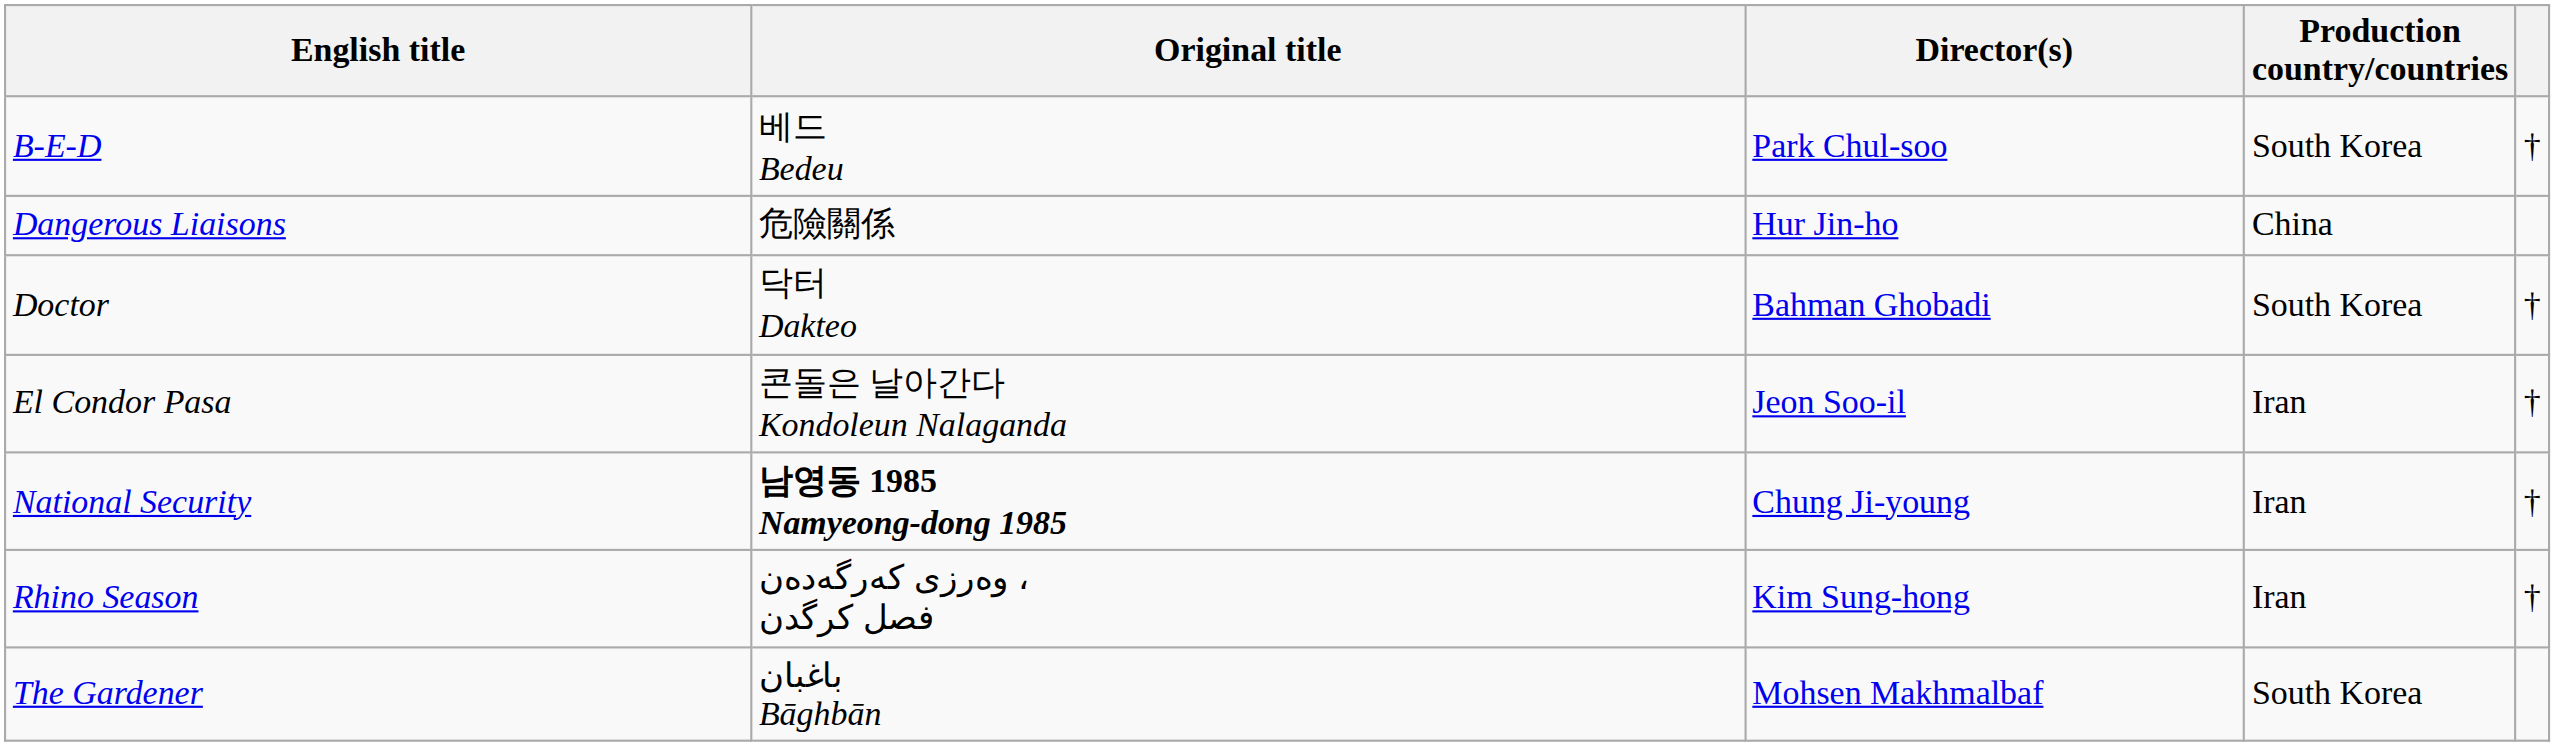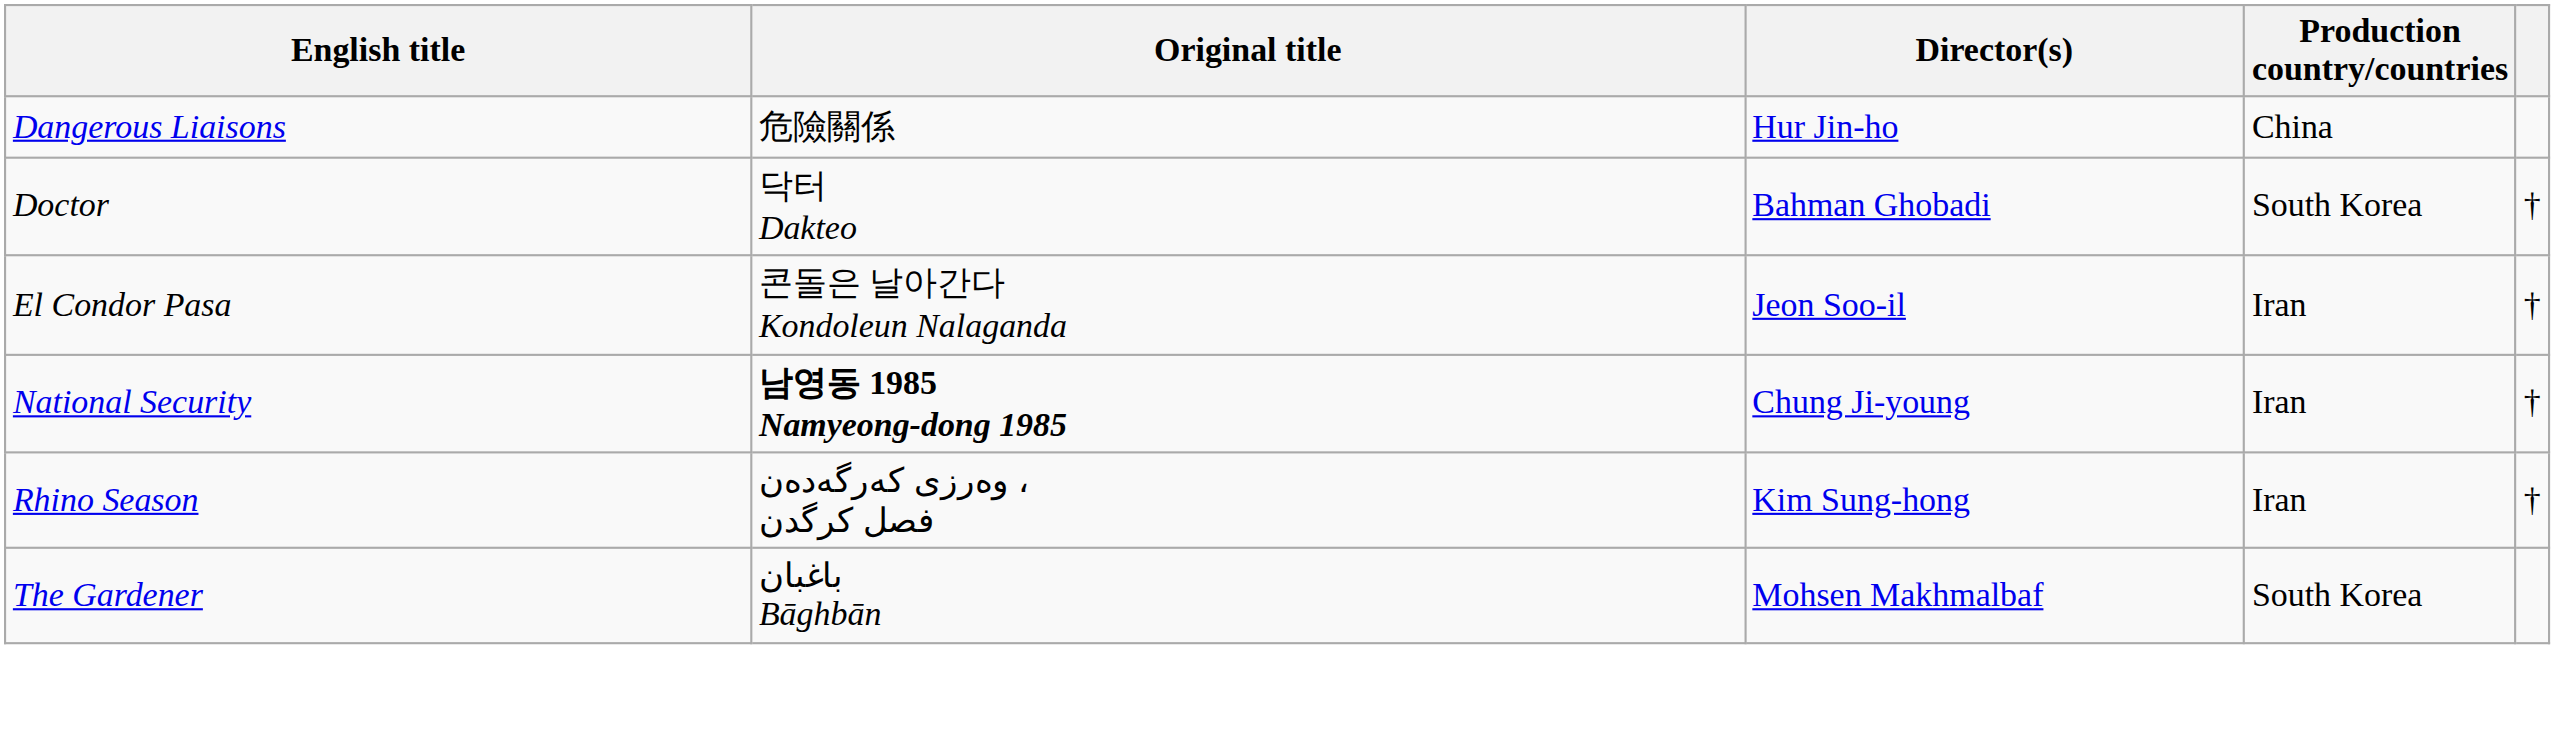- row: (57, 145)
